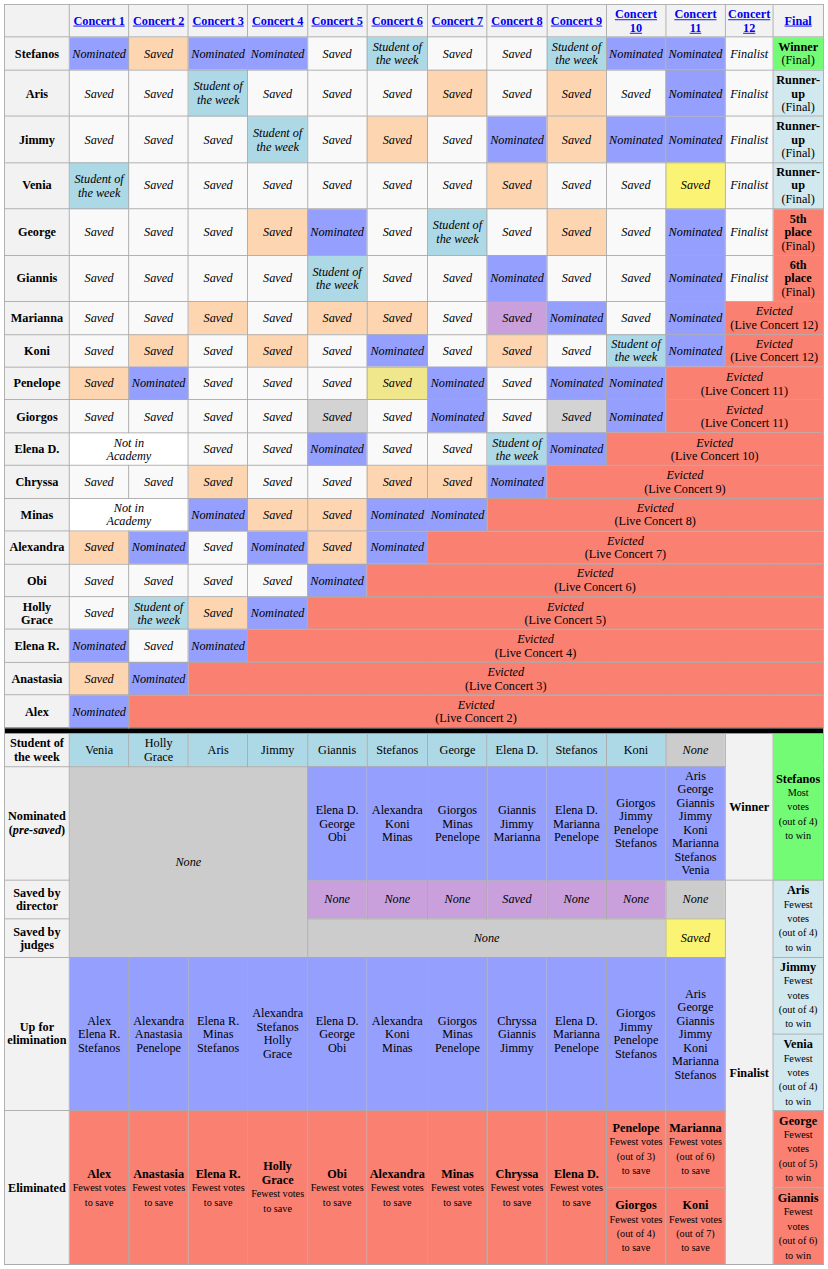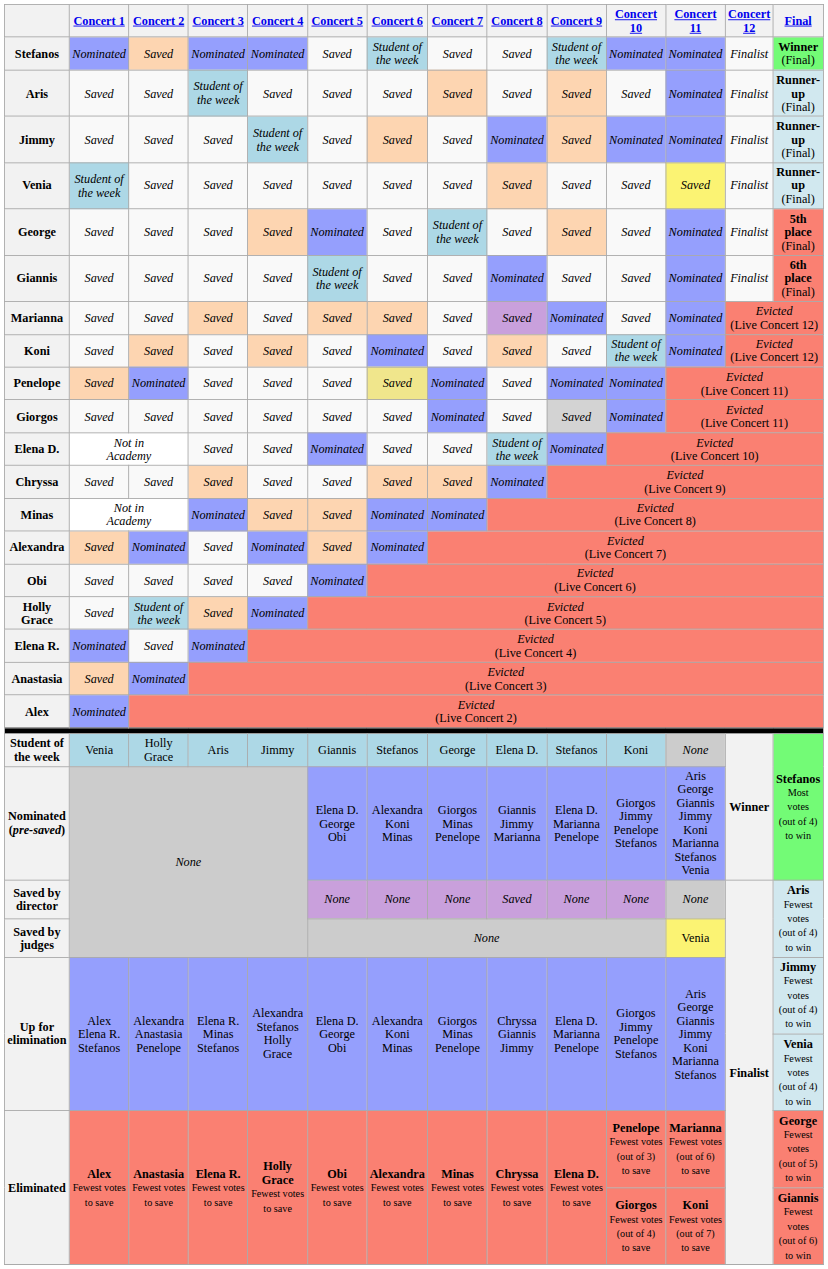(337, 416) lightgrey background -> (337, 416) no background
(695, 937) Saved -> (695, 937) Venia
